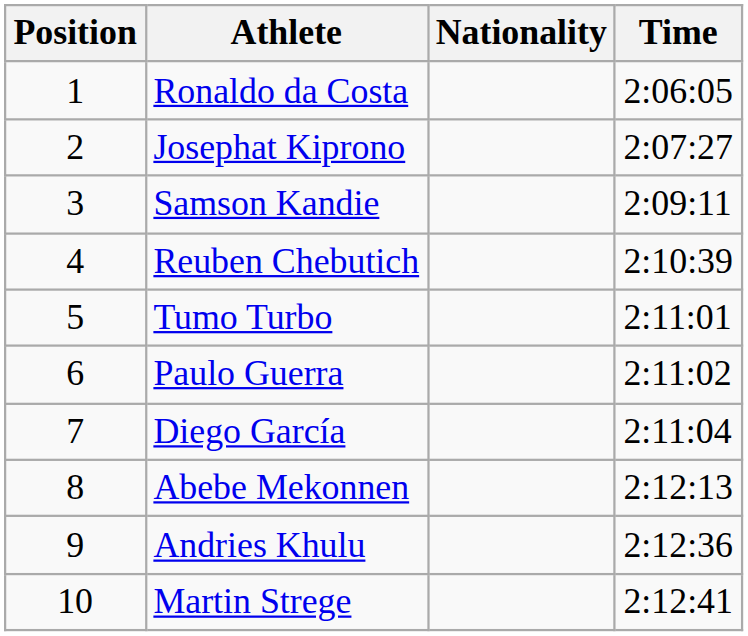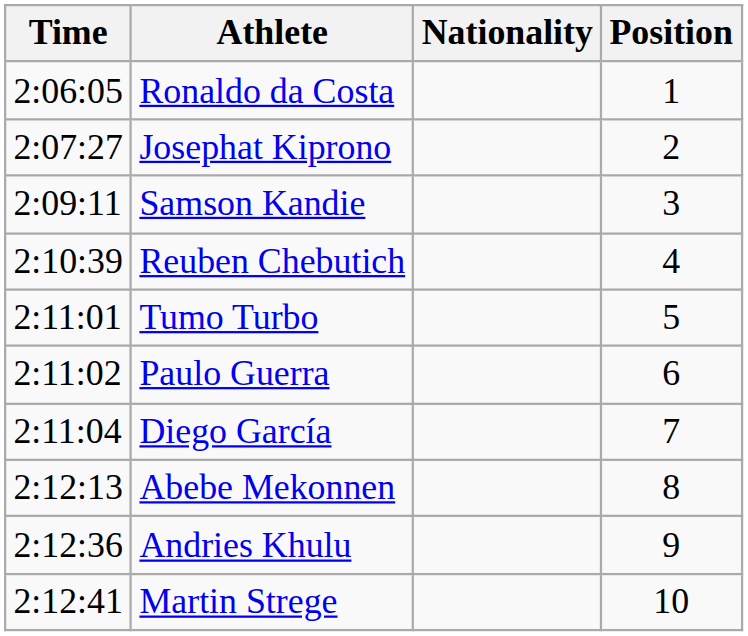columns swapped: (75, 32) <-> (678, 32)
